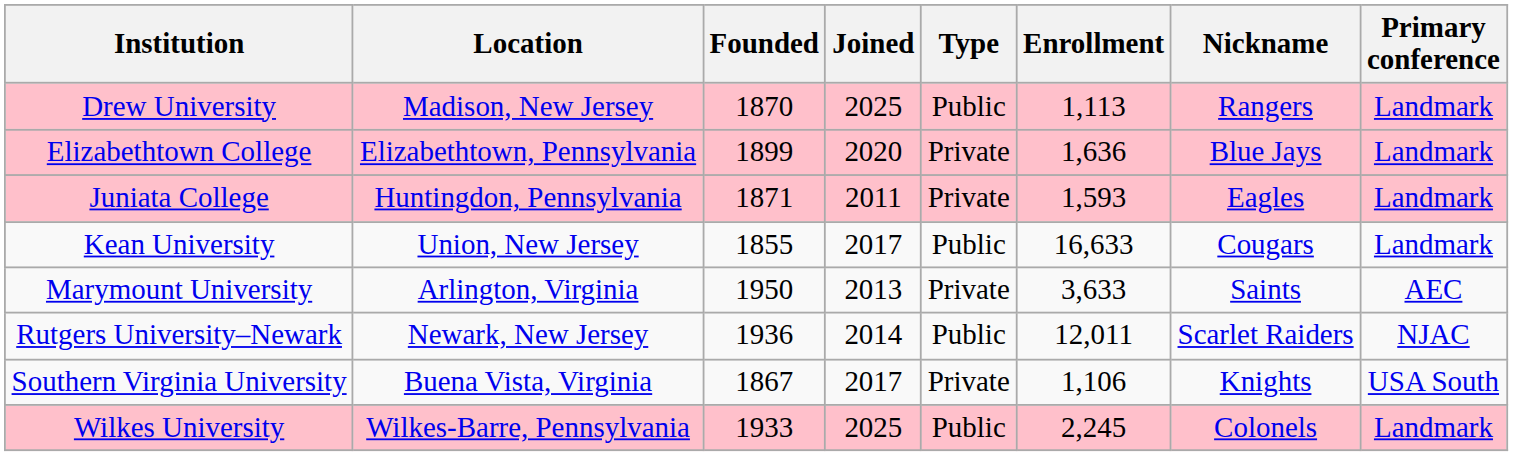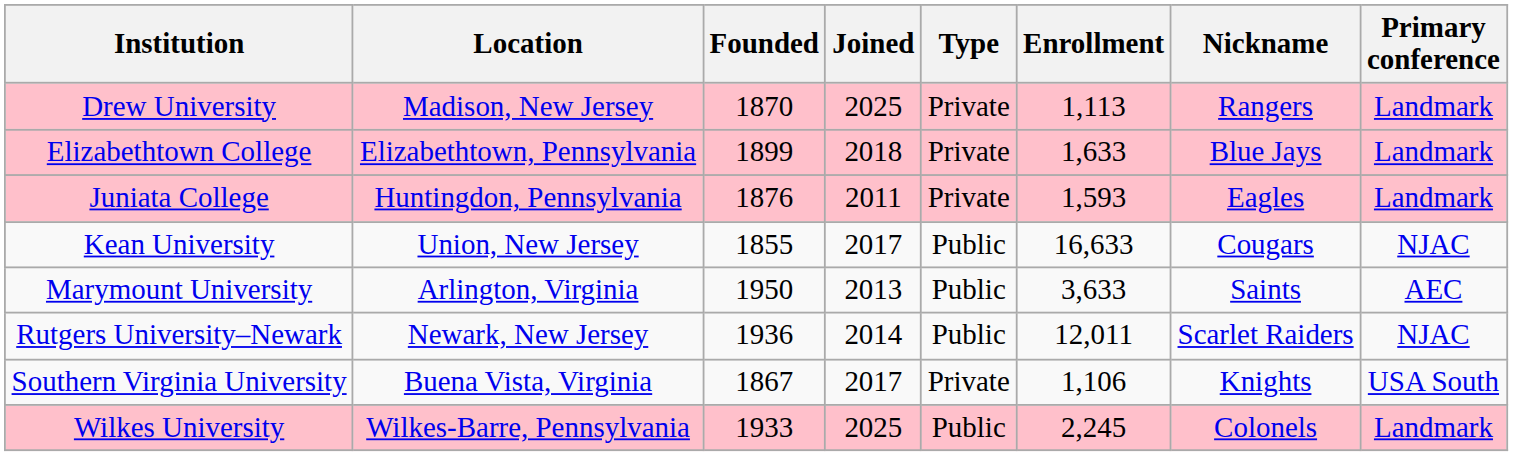(969, 105) Public -> (969, 105) Private
(873, 151) 2020 -> (873, 151) 2018
(1094, 151) 1,636 -> (1094, 151) 1,633
(764, 197) 1871 -> (764, 197) 1876
(1433, 243) Landmark -> (1433, 243) NJAC
(969, 289) Private -> (969, 289) Public
